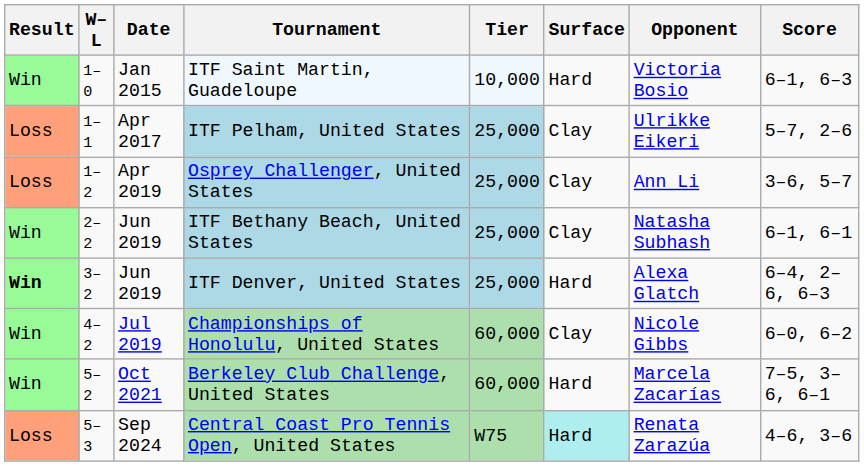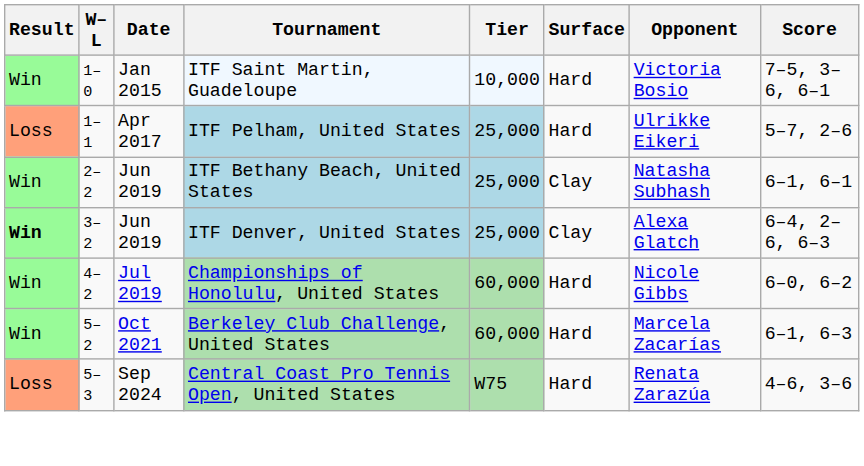(808, 81) 6–1, 6–3 -> (803, 81) 7–5, 3–6, 6–1
(570, 131) Clay -> (570, 131) Hard
- row: (325, 182)
(570, 283) Hard -> (570, 233) Clay
(570, 334) Clay -> (570, 283) Hard
(803, 385) 7–5, 3–6, 6–1 -> (808, 334) 6–1, 6–3
(570, 435) paleturquoise background -> (570, 385) no background
